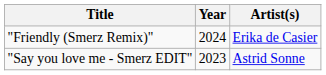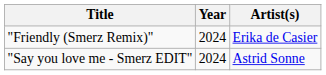(212, 59) 2023 -> (212, 59) 2024
